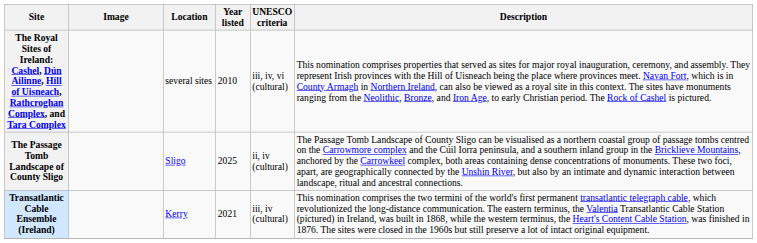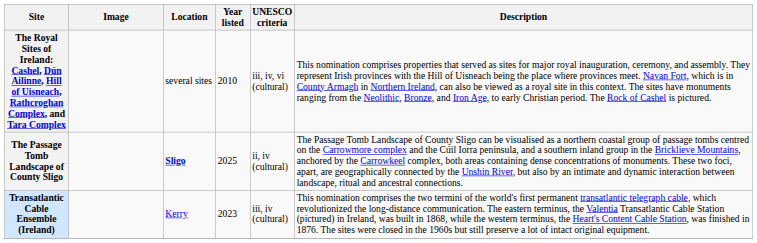(176, 161) normal -> (176, 161) bold
(227, 214) 2021 -> (227, 214) 2023
